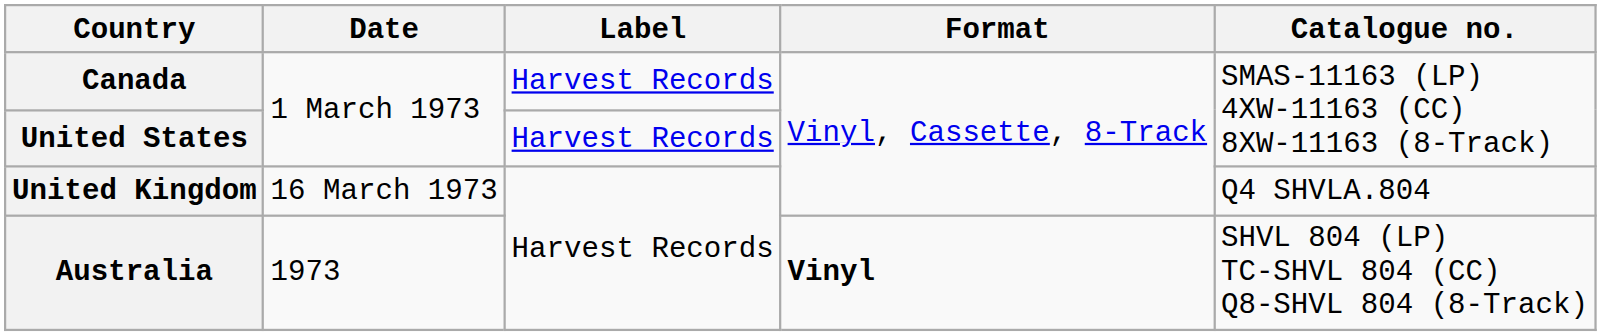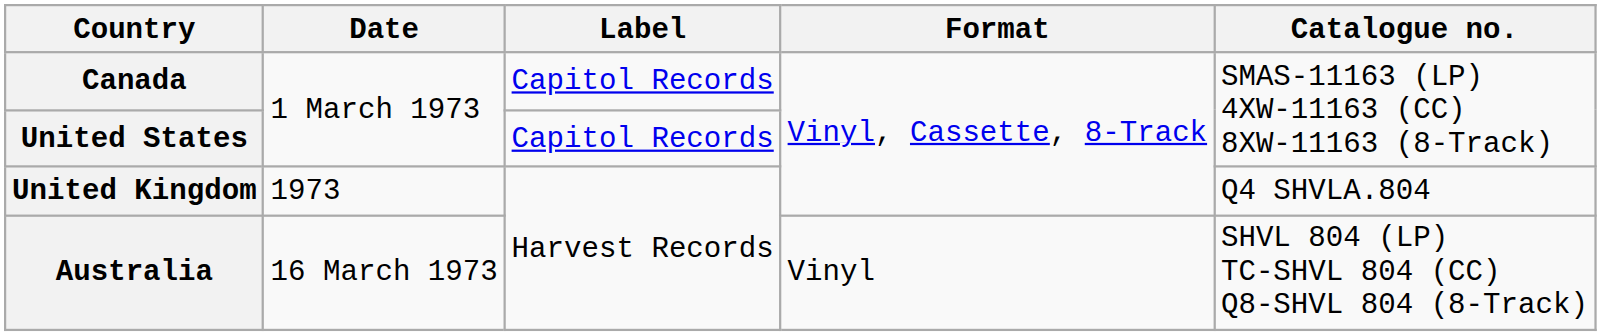(643, 81) Harvest Records -> (643, 81) Capitol Records
(643, 139) Harvest Records -> (643, 139) Capitol Records
(384, 191) 16 March 1973 -> (306, 191) 1973
(306, 272) 1973 -> (384, 272) 16 March 1973
(831, 272) bold -> (831, 272) normal
